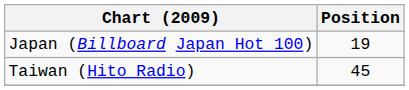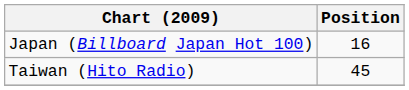(360, 45) 19 -> (360, 45) 16
